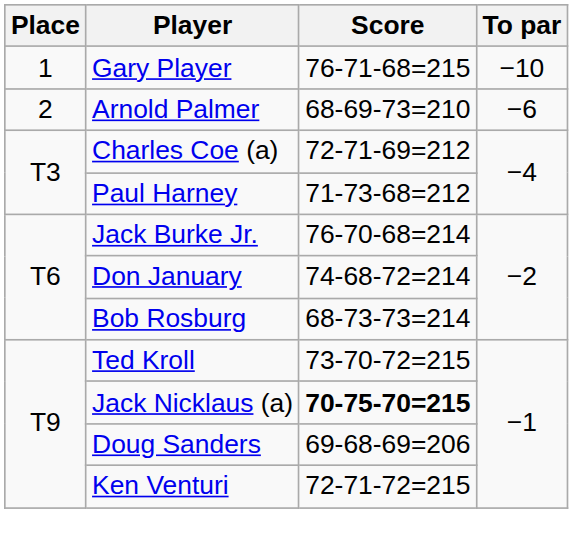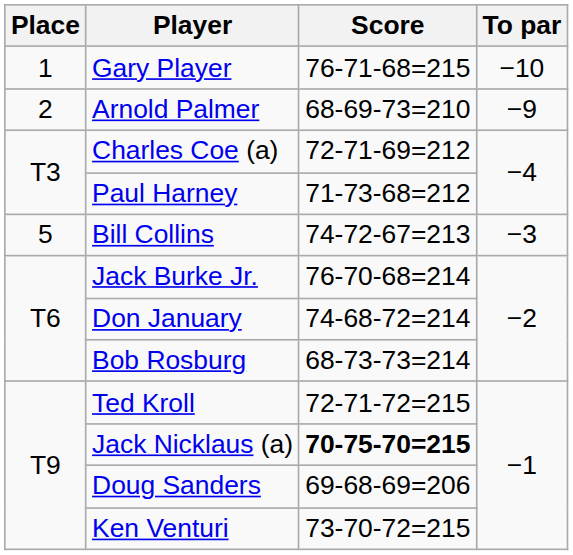(522, 109) −6 -> (522, 109) −9
+ row: (153, 234)
(388, 360) 73-70-72=215 -> (388, 402) 72-71-72=215
(388, 485) 72-71-72=215 -> (388, 527) 73-70-72=215
